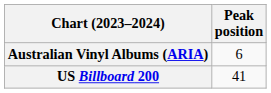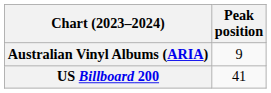(239, 54) 6 -> (239, 54) 9
